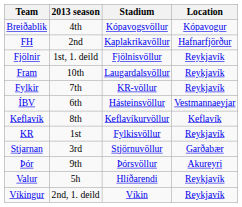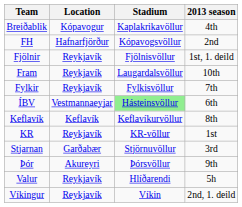columns swapped: (205, 12) <-> (76, 12)
(137, 27) Kópavogsvöllur -> (150, 27) Kaplakrikavöllur
(137, 42) Kaplakrikavöllur -> (150, 42) Kópavogsvöllur
(137, 88) KR-völlur -> (150, 88) Fylkisvöllur
(137, 103) no background -> (150, 103) lightgreen background
(137, 133) Fylkisvöllur -> (150, 133) KR-völlur
